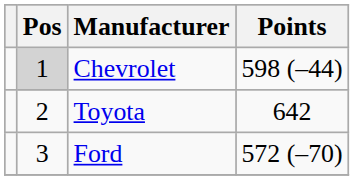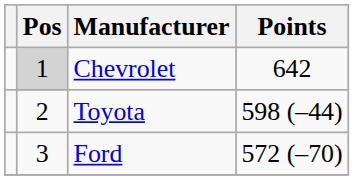(292, 68) 598 (–44) -> (292, 68) 642
(292, 111) 642 -> (292, 111) 598 (–44)
